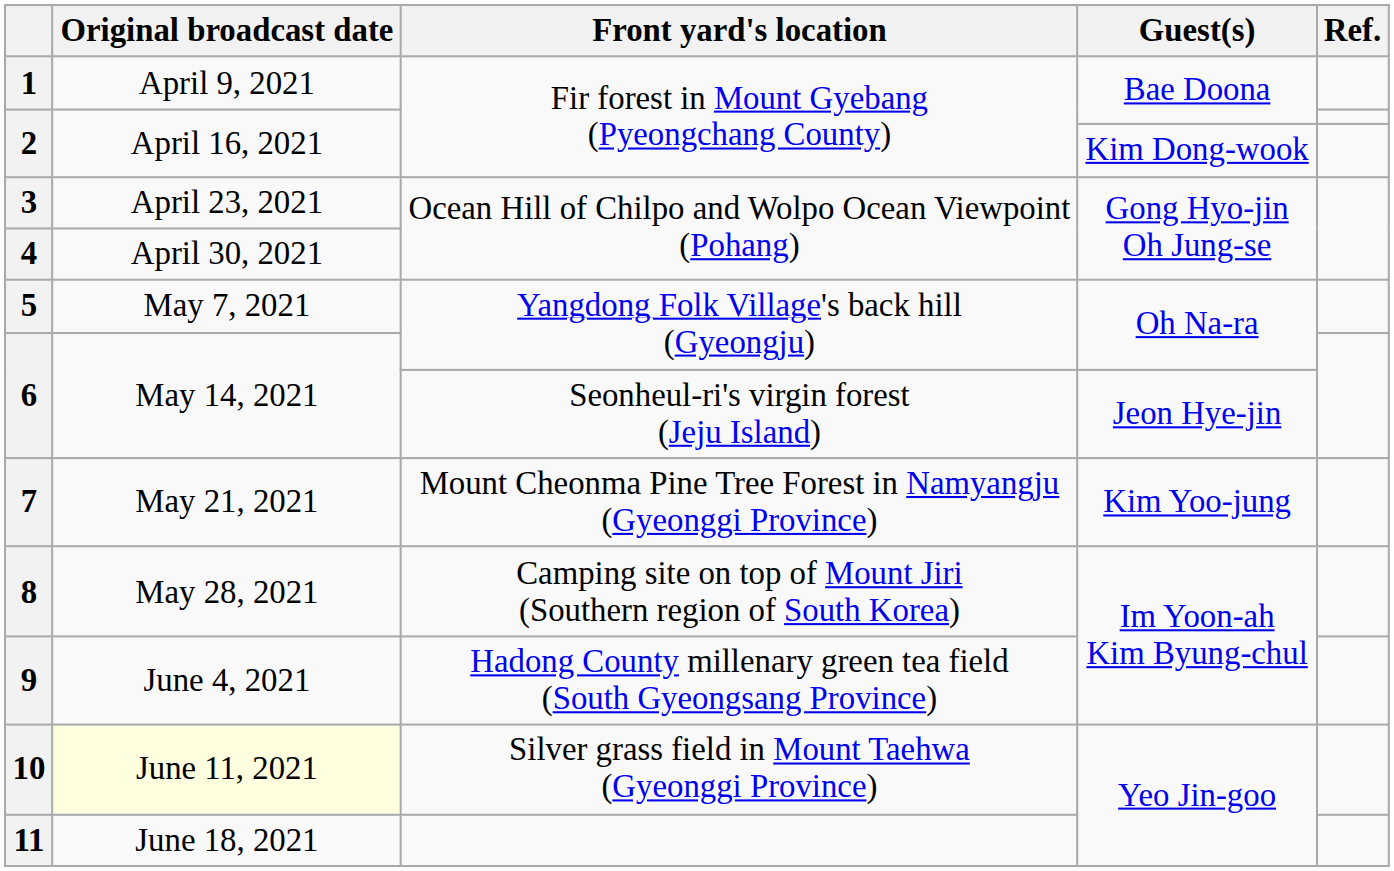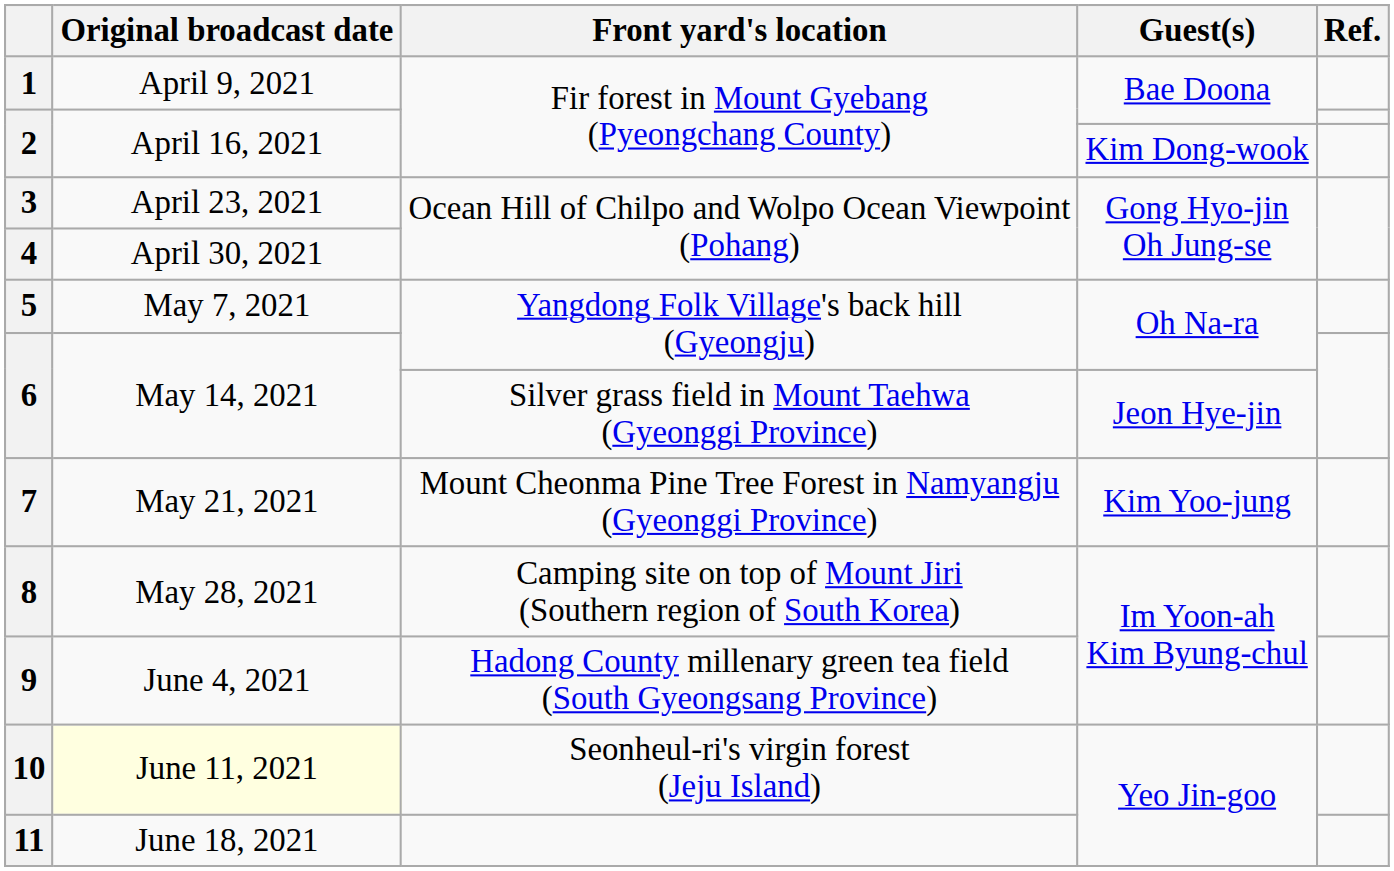(739, 413) Seonheul-ri's virgin forest (Jeju Island) -> (739, 413) Silver grass field in Mount Taehwa (Gyeonggi Province)
(739, 768) Silver grass field in Mount Taehwa (Gyeonggi Province) -> (739, 768) Seonheul-ri's virgin forest (Jeju Island)
